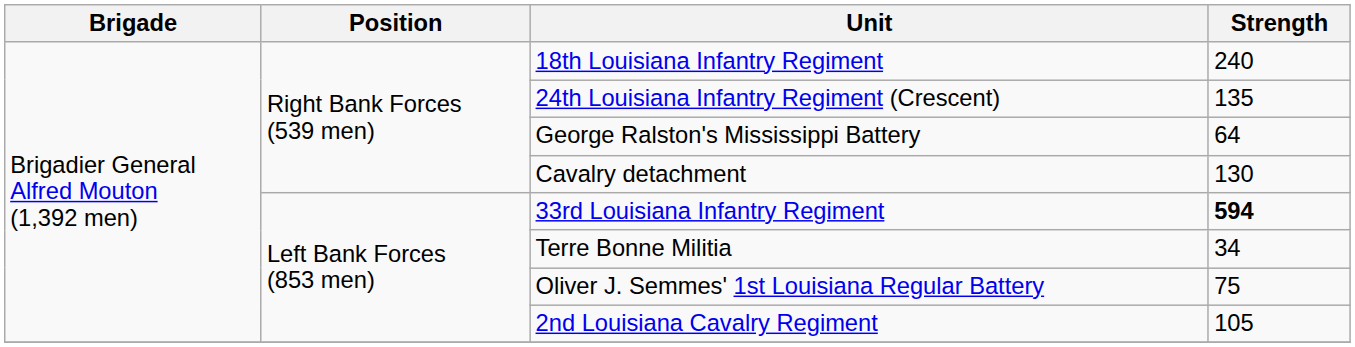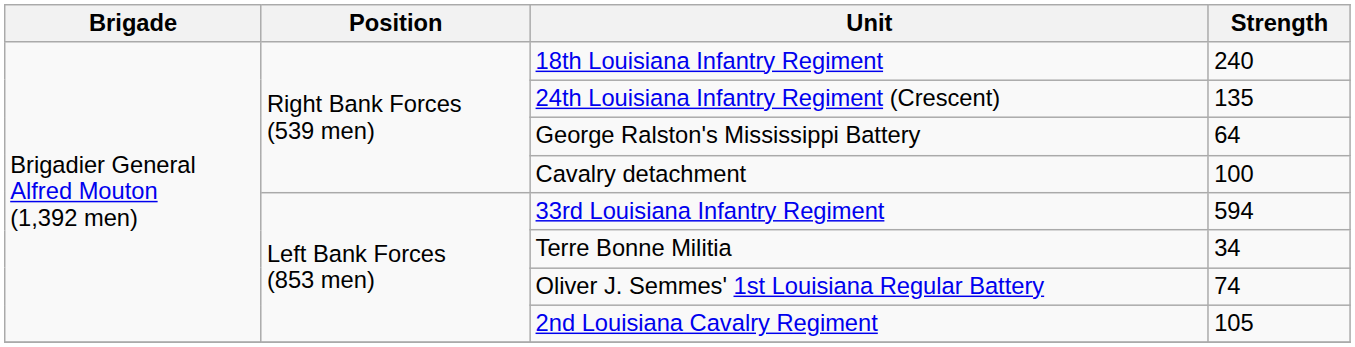(1234, 173) 130 -> (1234, 173) 100
(1234, 211) bold -> (1234, 211) normal
(1227, 286) 75 -> (1227, 286) 74
